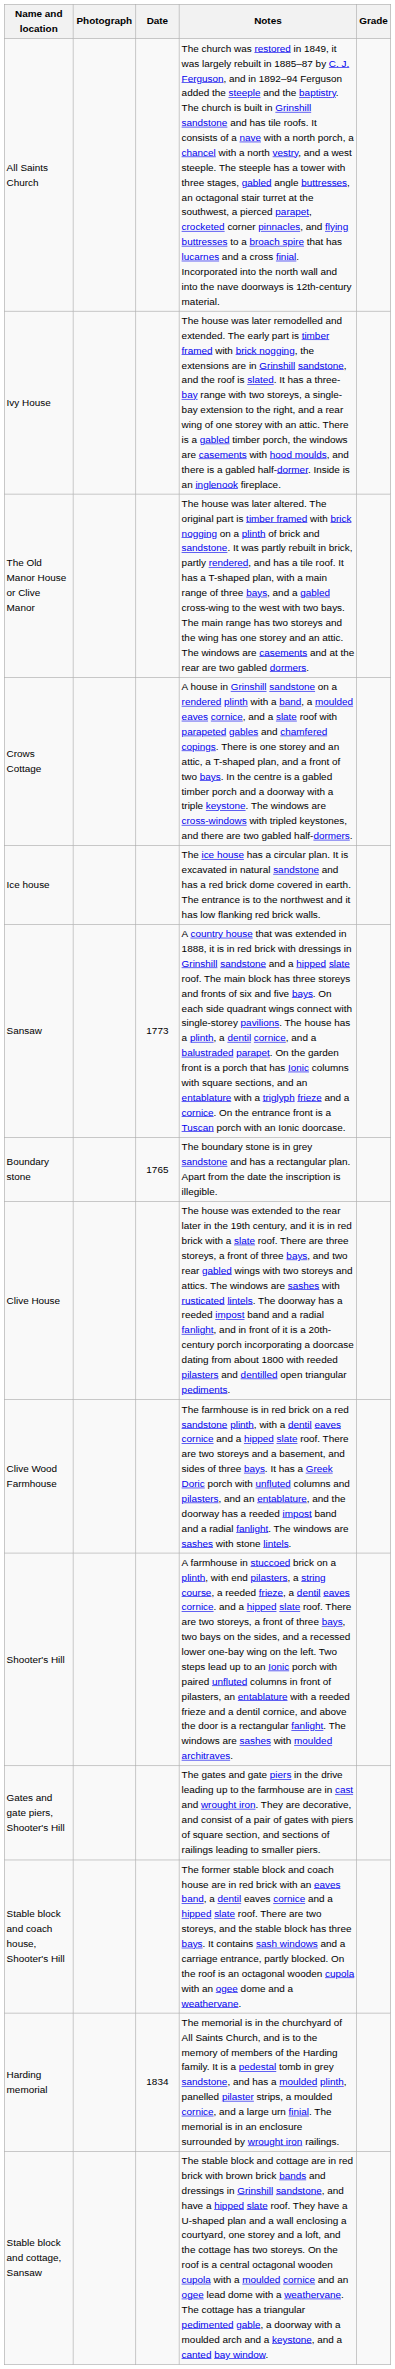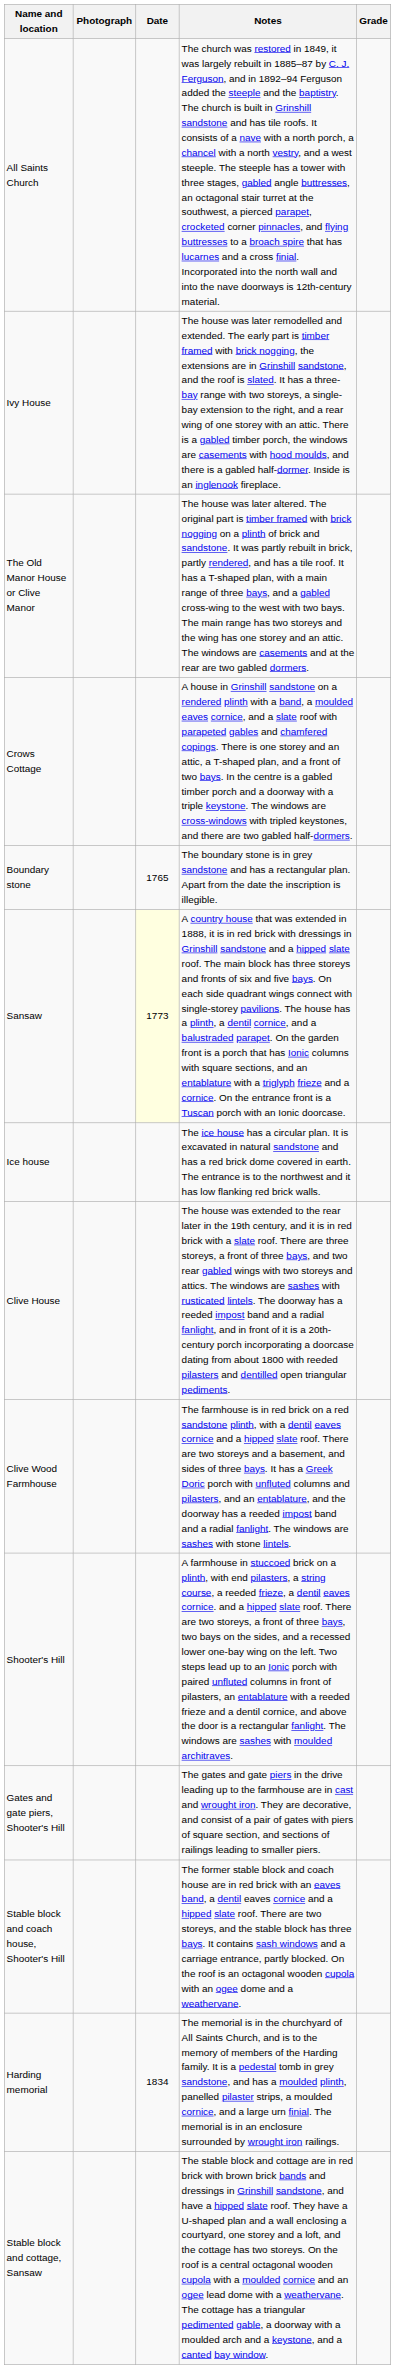rows swapped: (28, 1169) <-> (28, 885)
(157, 1031) no background -> (157, 1016) lightyellow background
